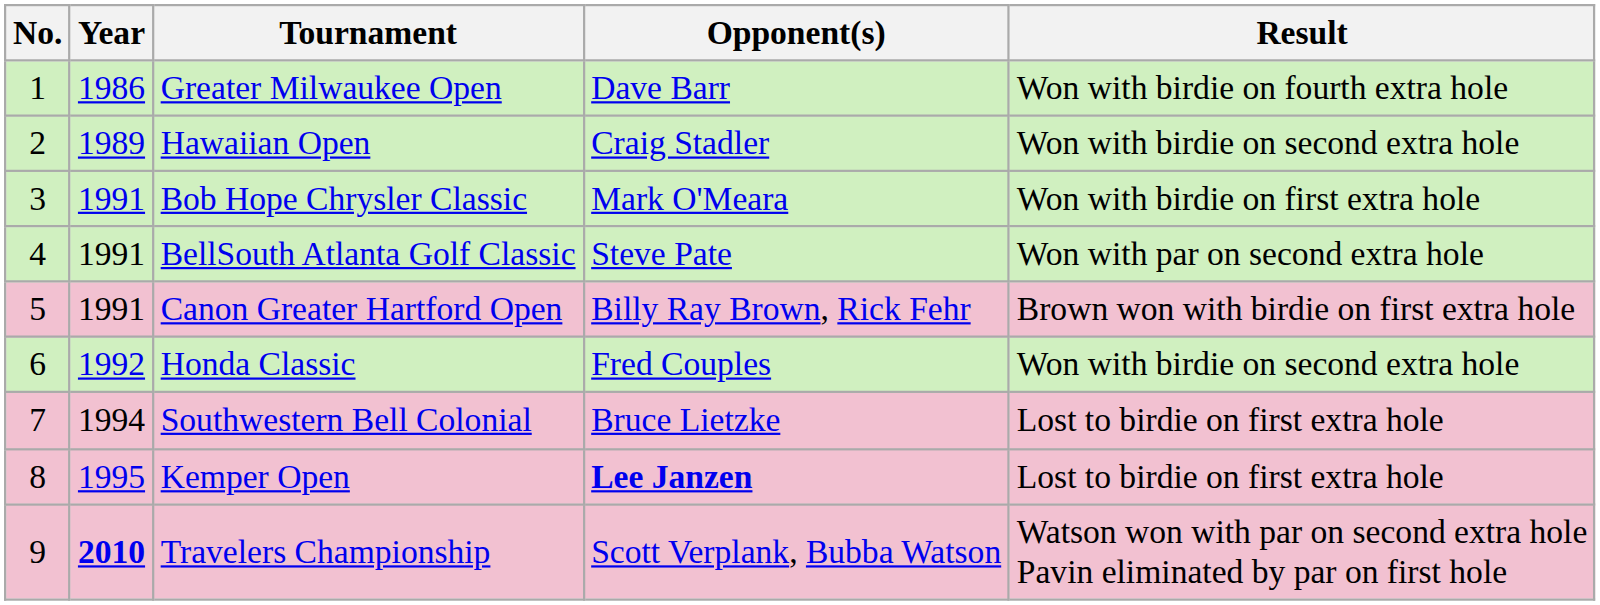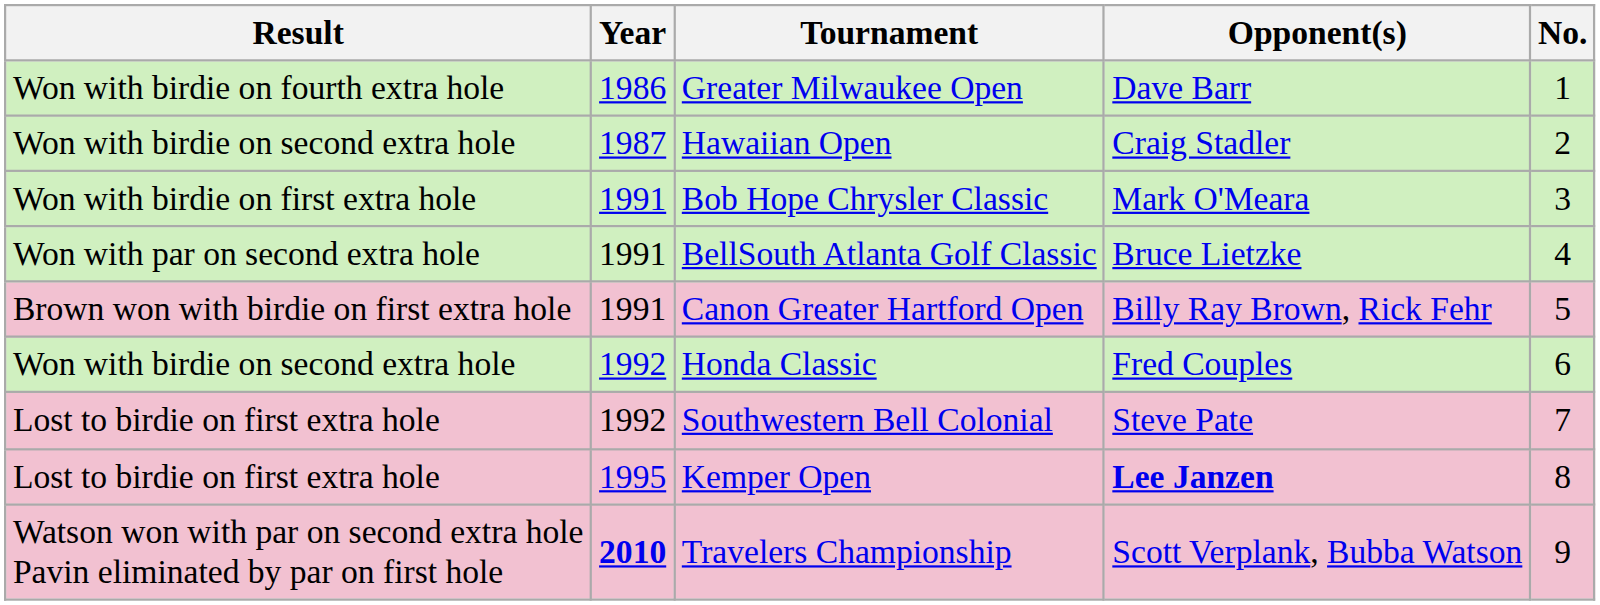columns swapped: (38, 32) <-> (1302, 32)
(111, 143) 1989 -> (633, 143) 1987
(662, 253) Steve Pate -> (1207, 253) Bruce Lietzke
(111, 420) 1994 -> (633, 420) 1992
(686, 420) Bruce Lietzke -> (1183, 420) Steve Pate
